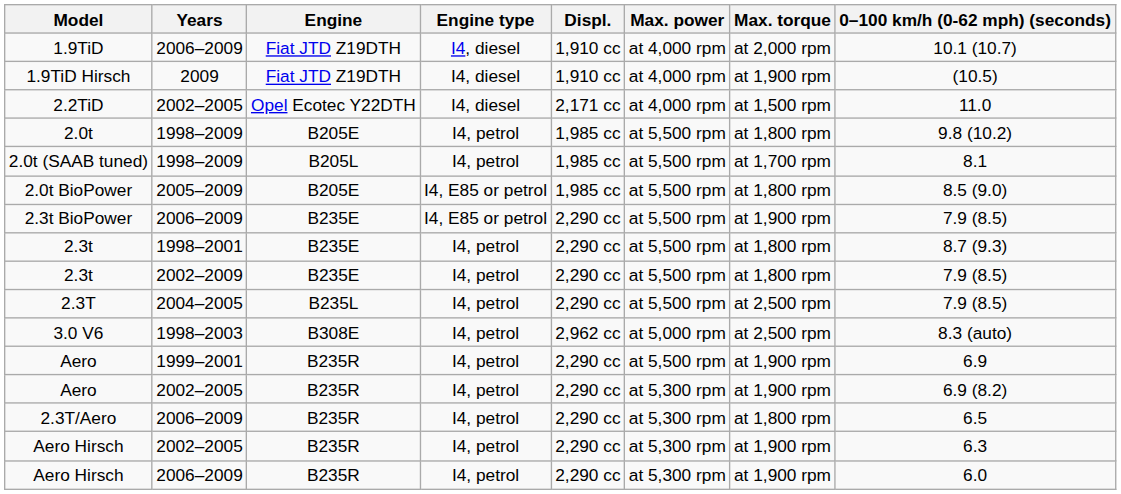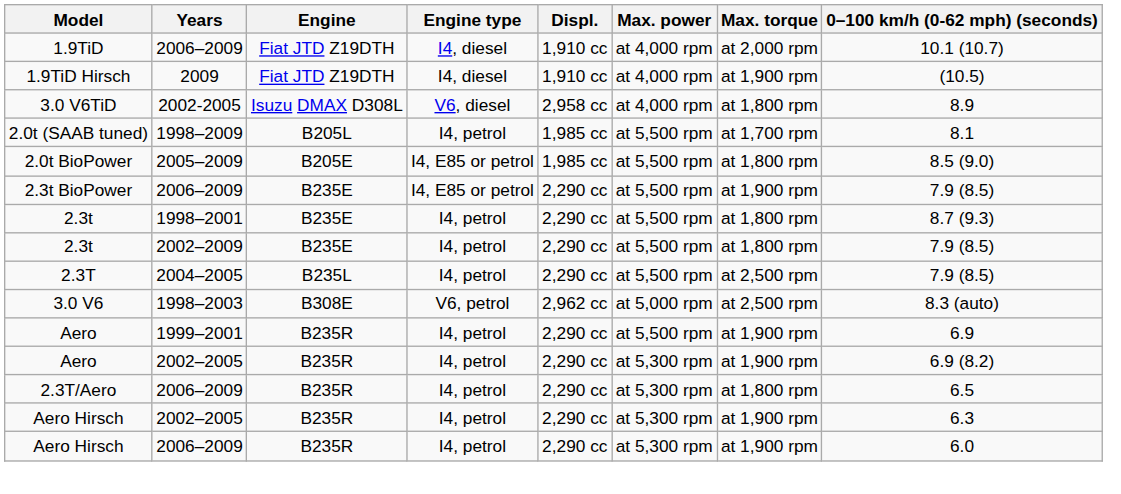- row: (78, 104)
+ row: (78, 104)
- row: (78, 133)
(486, 332) I4, petrol -> (472, 303) V6, petrol
